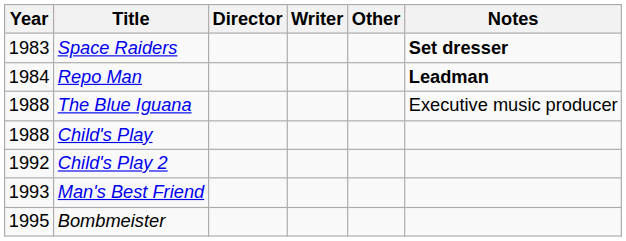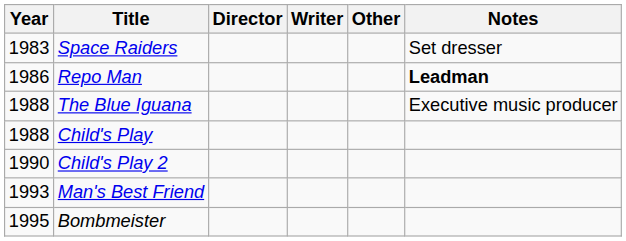(458, 47) bold -> (455, 47) normal
(29, 76) 1984 -> (29, 76) 1986
(29, 163) 1992 -> (29, 163) 1990
